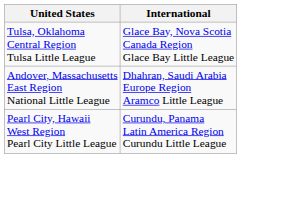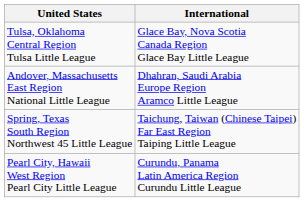+ row: (70, 131)
